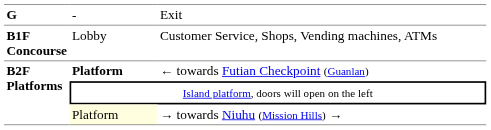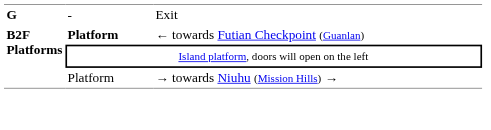- row: (299, 35)
(95, 114) lightyellow background -> (91, 77) no background
